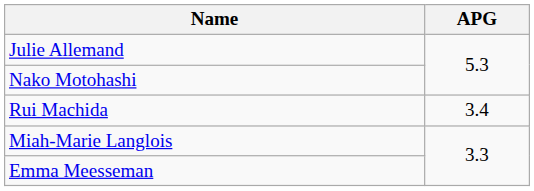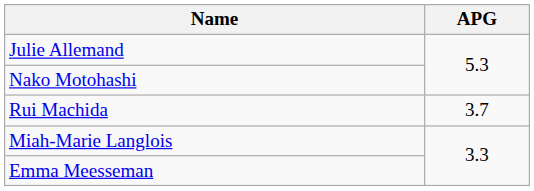(477, 110) 3.4 -> (477, 110) 3.7
